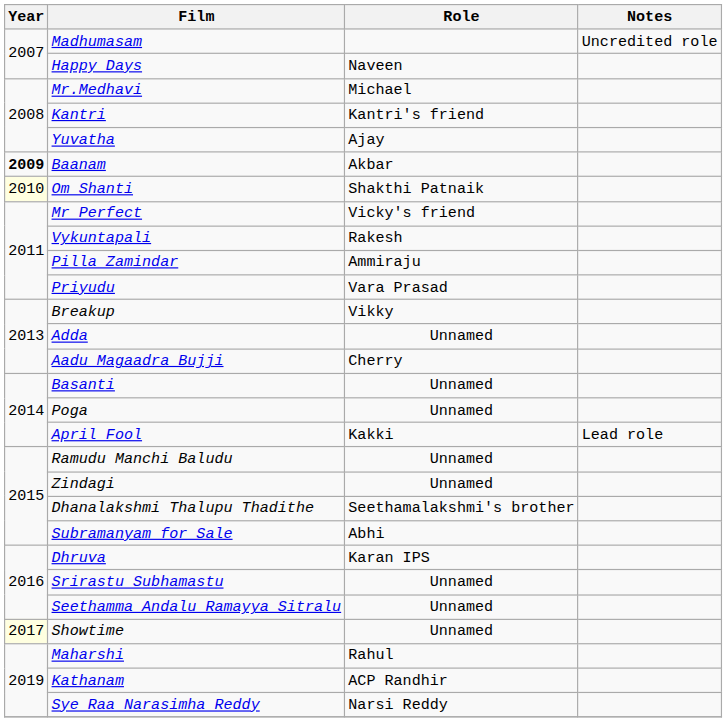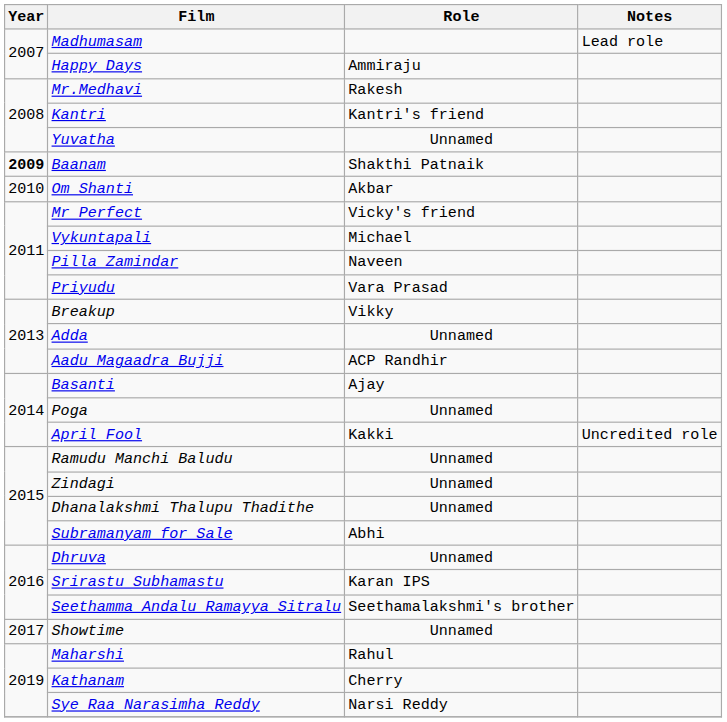(650, 41) Uncredited role -> (622, 41) Lead role
(375, 66) Naveen -> (385, 66) Ammiraju
(380, 91) Michael -> (375, 91) Rakesh
(366, 140) Ajay -> (461, 140) Unnamed
(371, 164) Akbar -> (416, 164) Shakthi Patnaik
(26, 189) lightyellow background -> (26, 189) no background
(416, 189) Shakthi Patnaik -> (371, 189) Akbar
(375, 238) Rakesh -> (380, 238) Michael
(385, 263) Ammiraju -> (375, 263) Naveen
(375, 361) Cherry -> (398, 361) ACP Randhir
(461, 386) Unnamed -> (366, 386) Ajay
(622, 435) Lead role -> (650, 435) Uncredited role
(461, 508) Seethamalakshmi's brother -> (461, 508) Unnamed
(389, 558) Karan IPS -> (461, 558) Unnamed
(461, 582) Unnamed -> (389, 582) Karan IPS
(461, 607) Unnamed -> (461, 607) Seethamalakshmi's brother
(26, 631) lightyellow background -> (26, 631) no background
(398, 680) ACP Randhir -> (375, 680) Cherry
